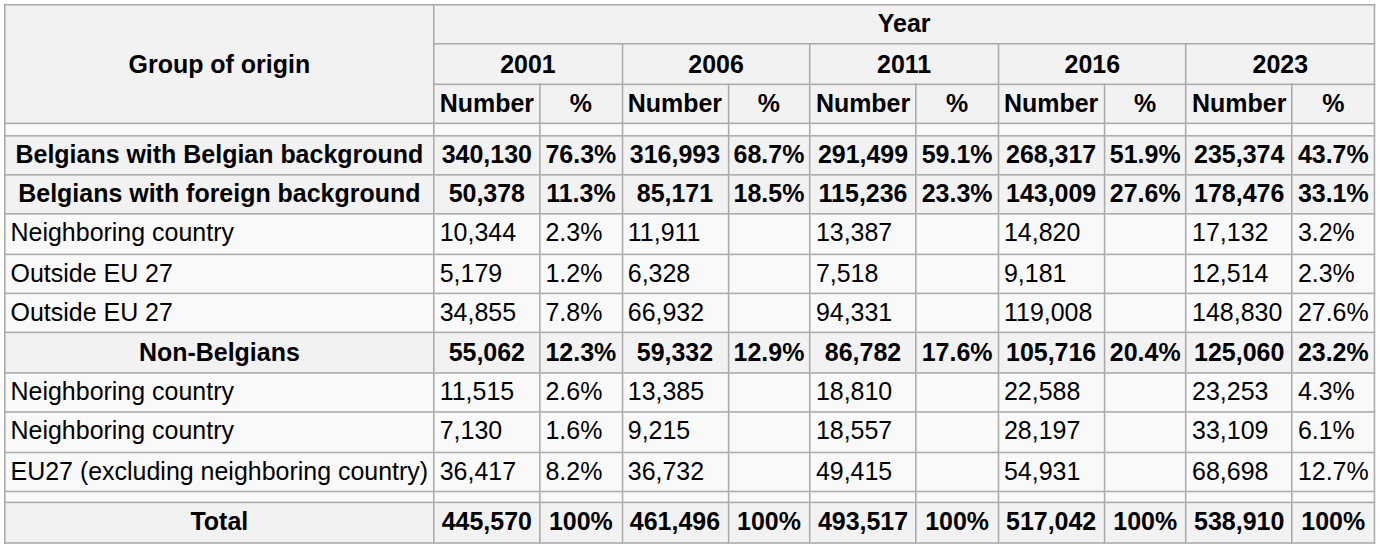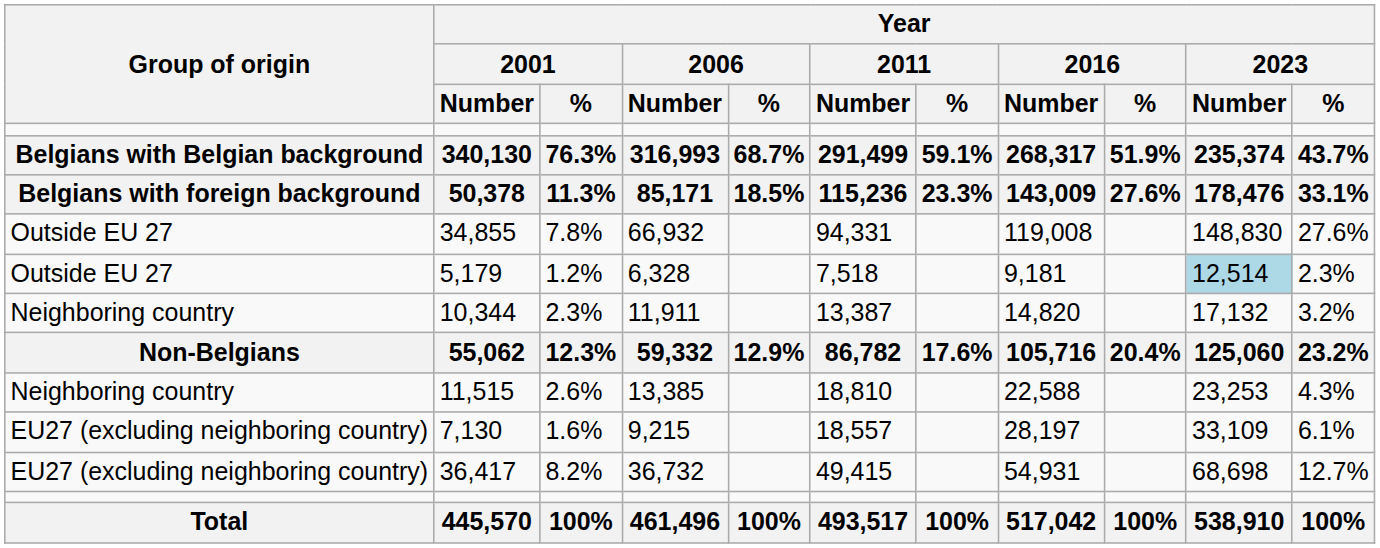rows swapped: (478, 233) <-> (478, 312)
(1230, 273) no background -> (1230, 273) lightblue background
(122, 431) Neighboring country -> (219, 431) EU27 (excluding neighboring country)
